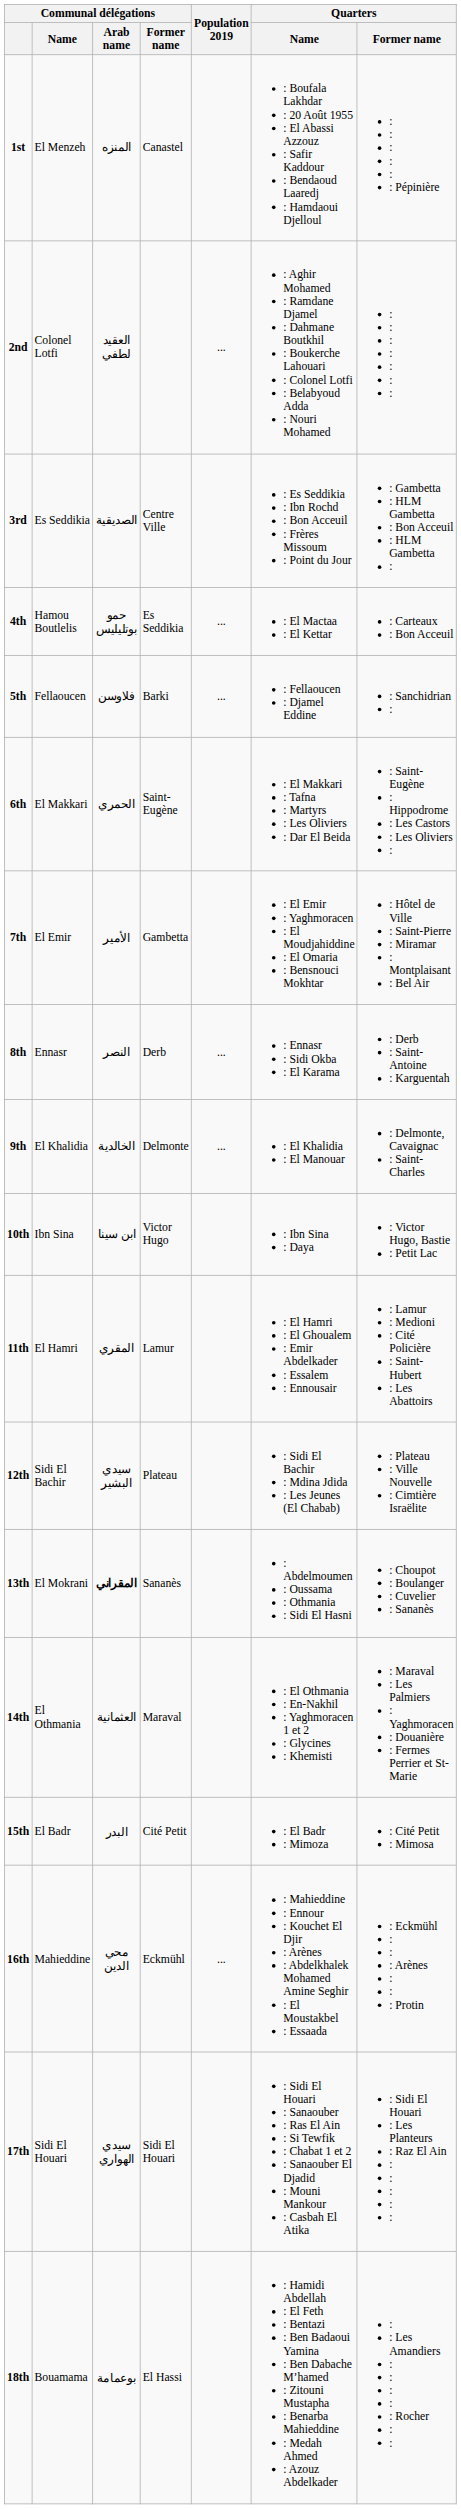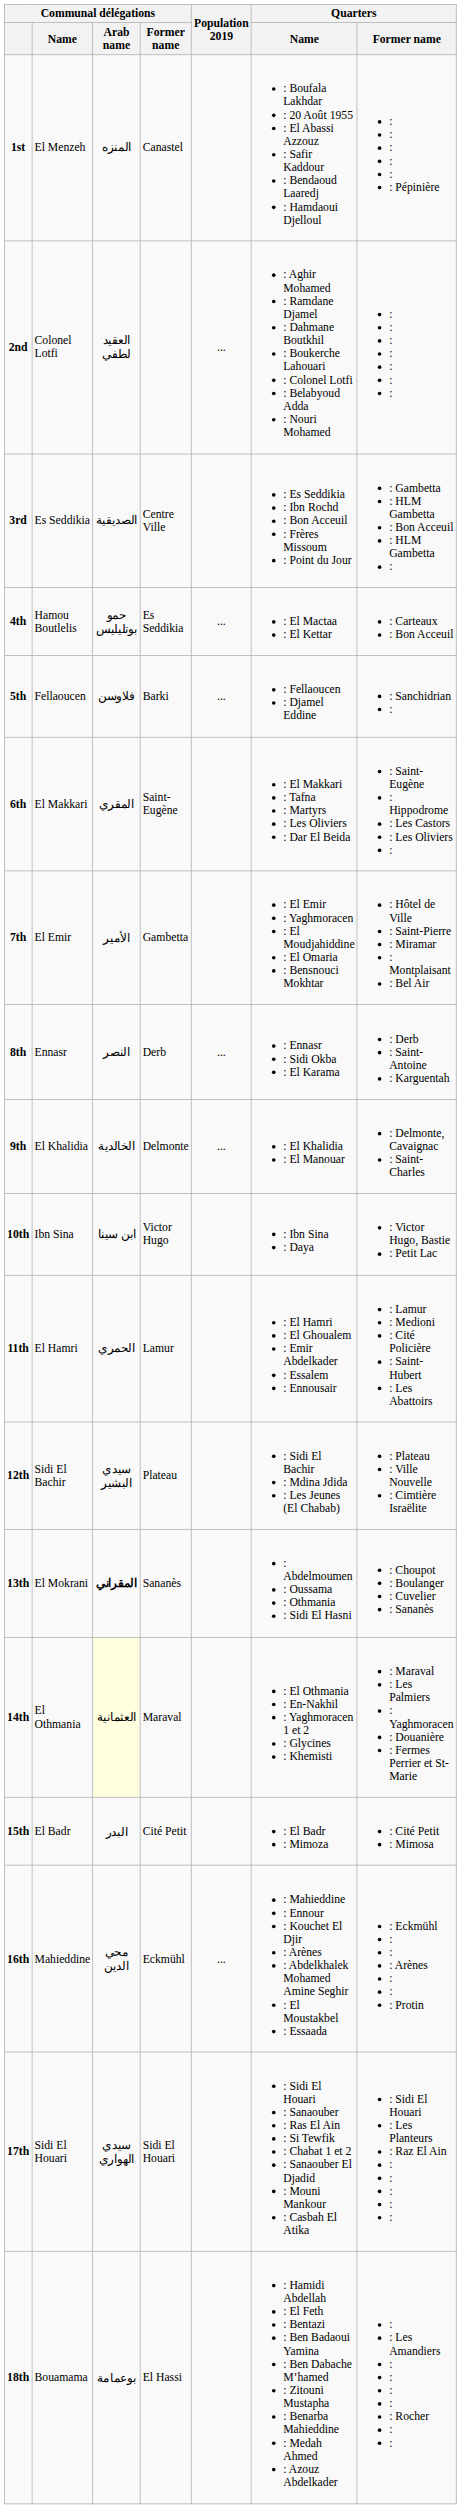(116, 804) الحمري -> (116, 804) المقري
(116, 1348) المقري -> (116, 1348) الحمري
(116, 1717) no background -> (116, 1717) lightyellow background
